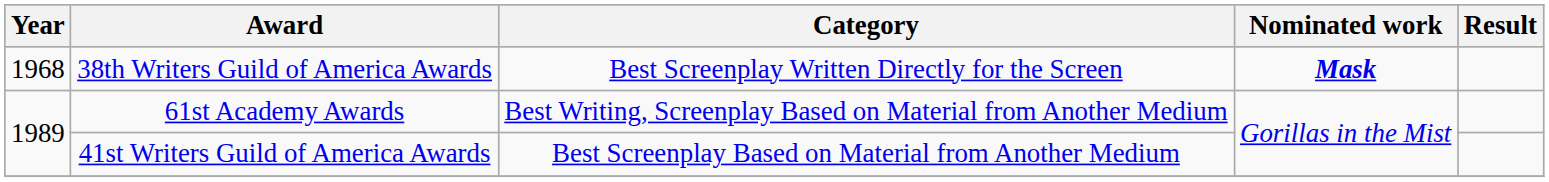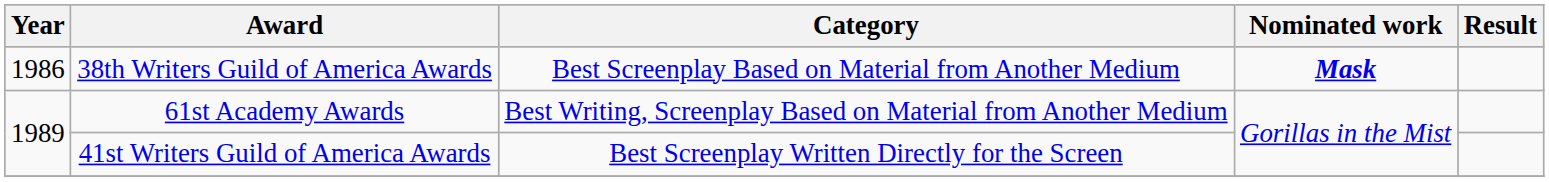(38, 68) 1968 -> (38, 68) 1986
(866, 68) Best Screenplay Written Directly for the Screen -> (866, 68) Best Screenplay Based on Material from Another Medium
(866, 153) Best Screenplay Based on Material from Another Medium -> (866, 153) Best Screenplay Written Directly for the Screen
